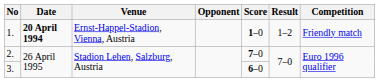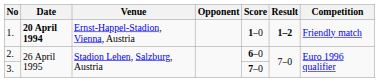(285, 33) normal -> (285, 33) bold
(255, 54) 7–0 -> (255, 54) 6–0
(255, 69) 6–0 -> (255, 69) 7–0
